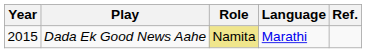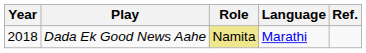(23, 36) 2015 -> (23, 36) 2018
